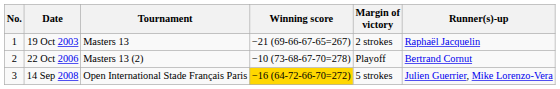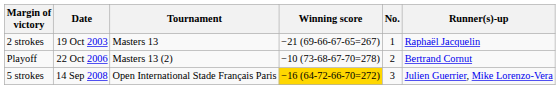columns swapped: (14, 19) <-> (378, 19)
